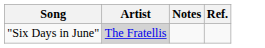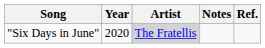+ column: (117, 14)
